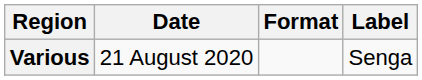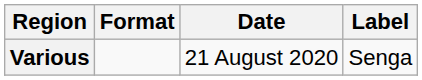columns swapped: (176, 22) <-> (301, 22)
